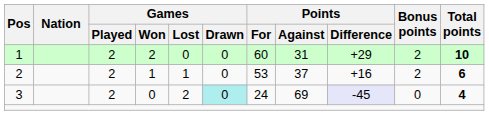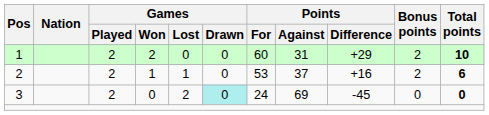(361, 94) lavender background -> (361, 94) no background
(462, 94) 4 -> (462, 94) 0
